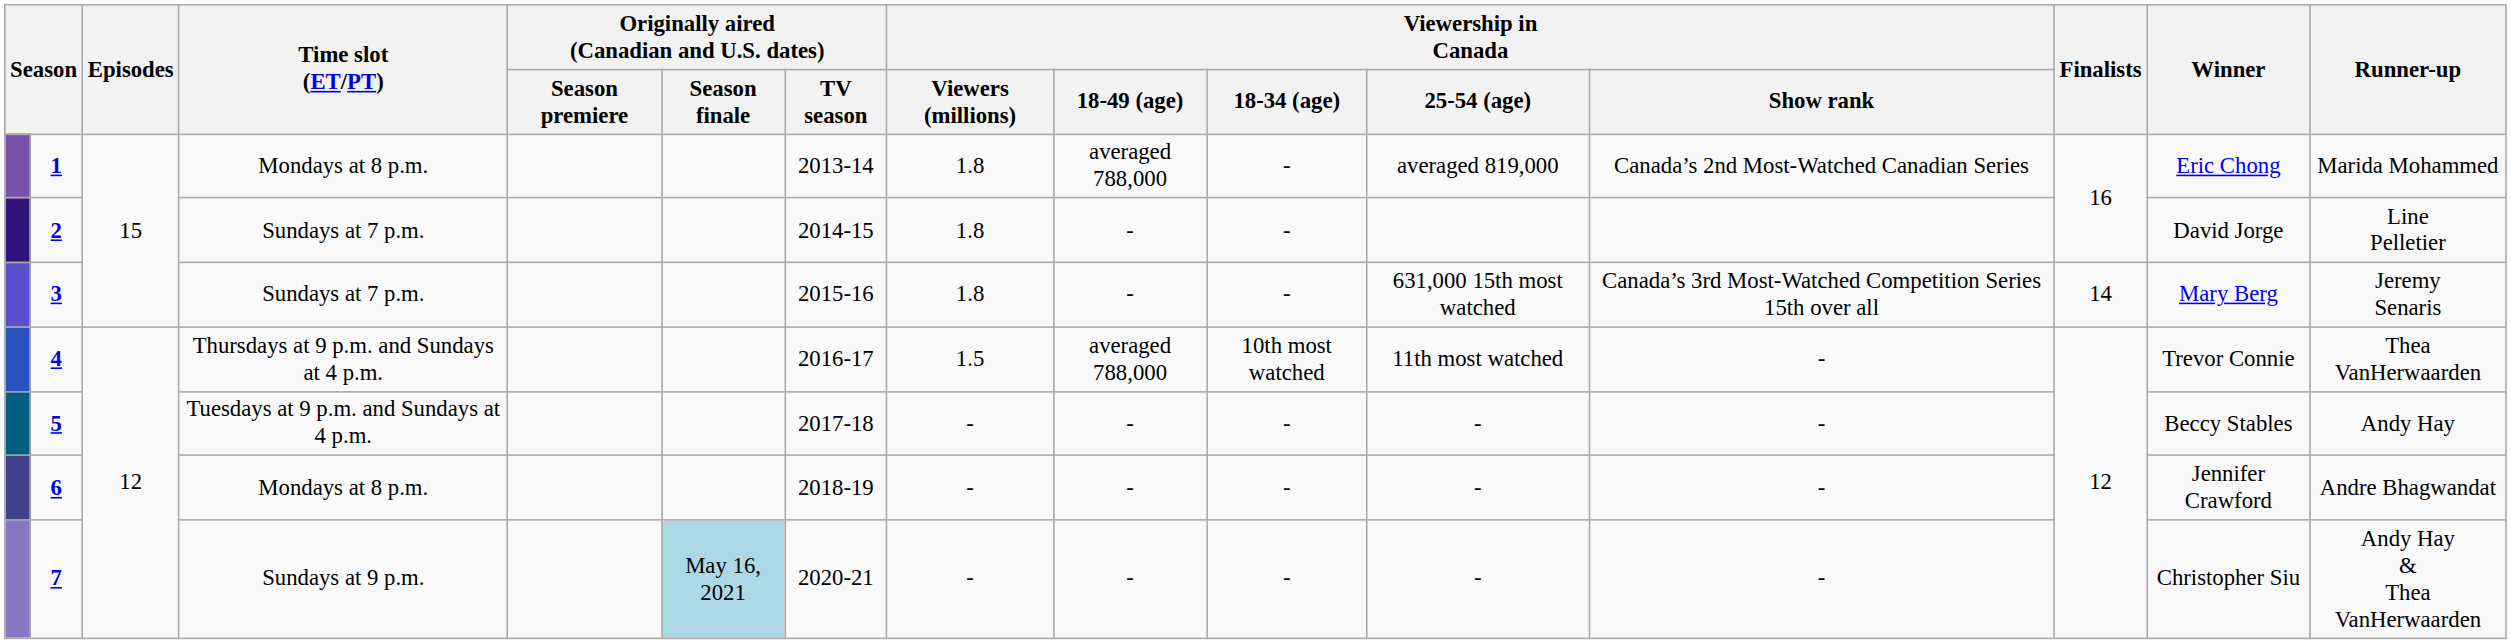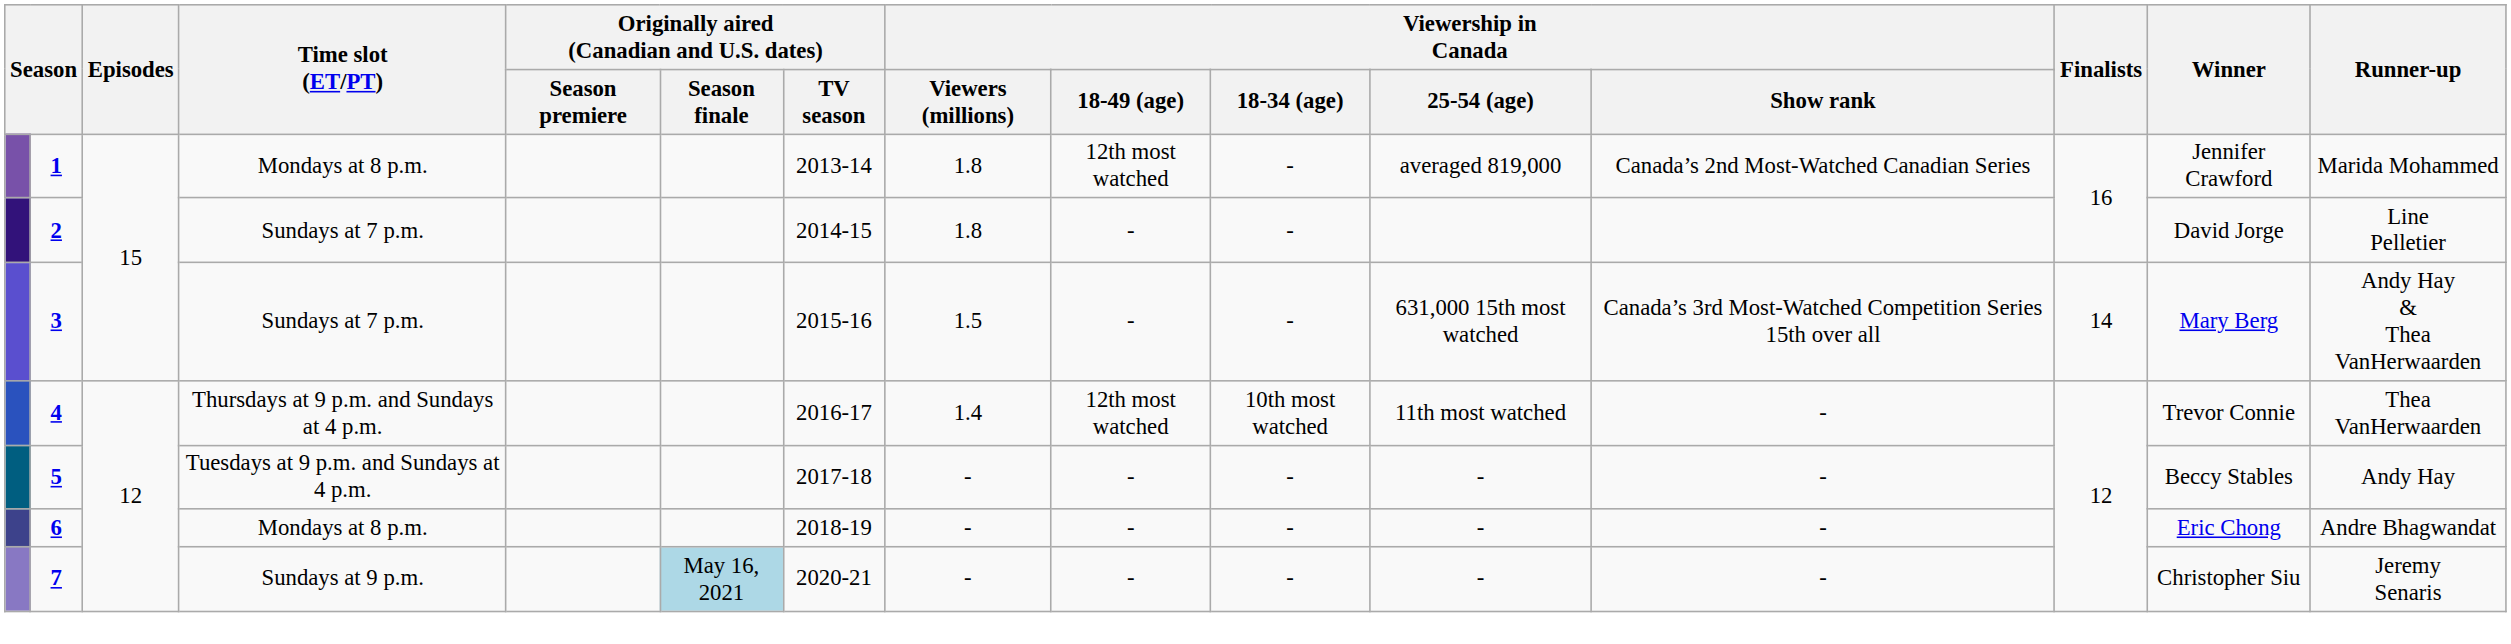(1130, 165) averaged 788,000 -> (1131, 165) 12th most watched
(2228, 165) Eric Chong -> (2229, 165) Jennifer Crawford
(970, 294) 1.8 -> (968, 321) 1.5
(2408, 294) Jeremy Senaris -> (2408, 321) Andy Hay & Thea VanHerwaarden
(970, 359) 1.5 -> (968, 412) 1.4
(1130, 359) averaged 788,000 -> (1131, 412) 12th most watched
(2228, 487) Jennifer Crawford -> (2229, 528) Eric Chong
(2408, 579) Andy Hay & Thea VanHerwaarden -> (2408, 579) Jeremy Senaris
